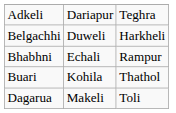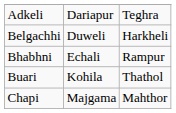+ row: (23, 98)
- row: (30, 98)
